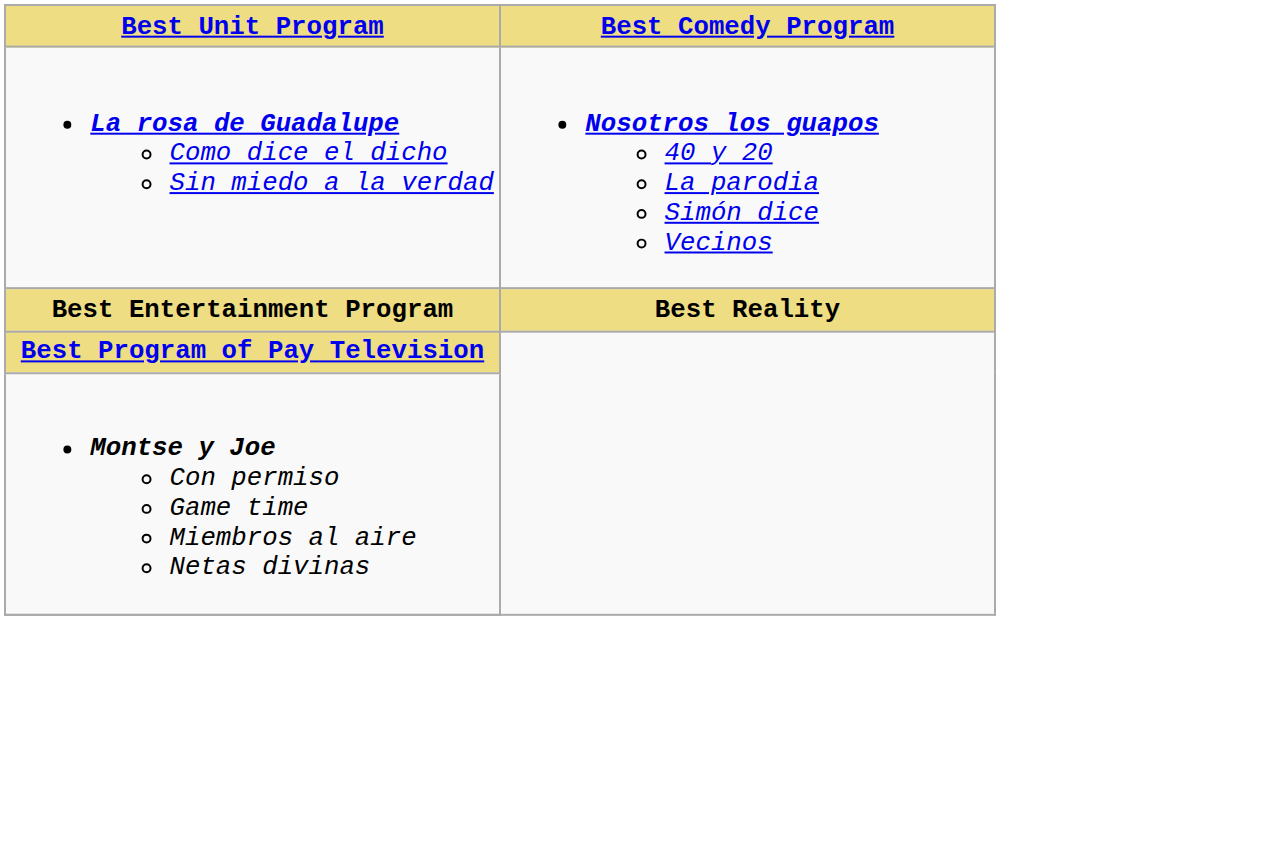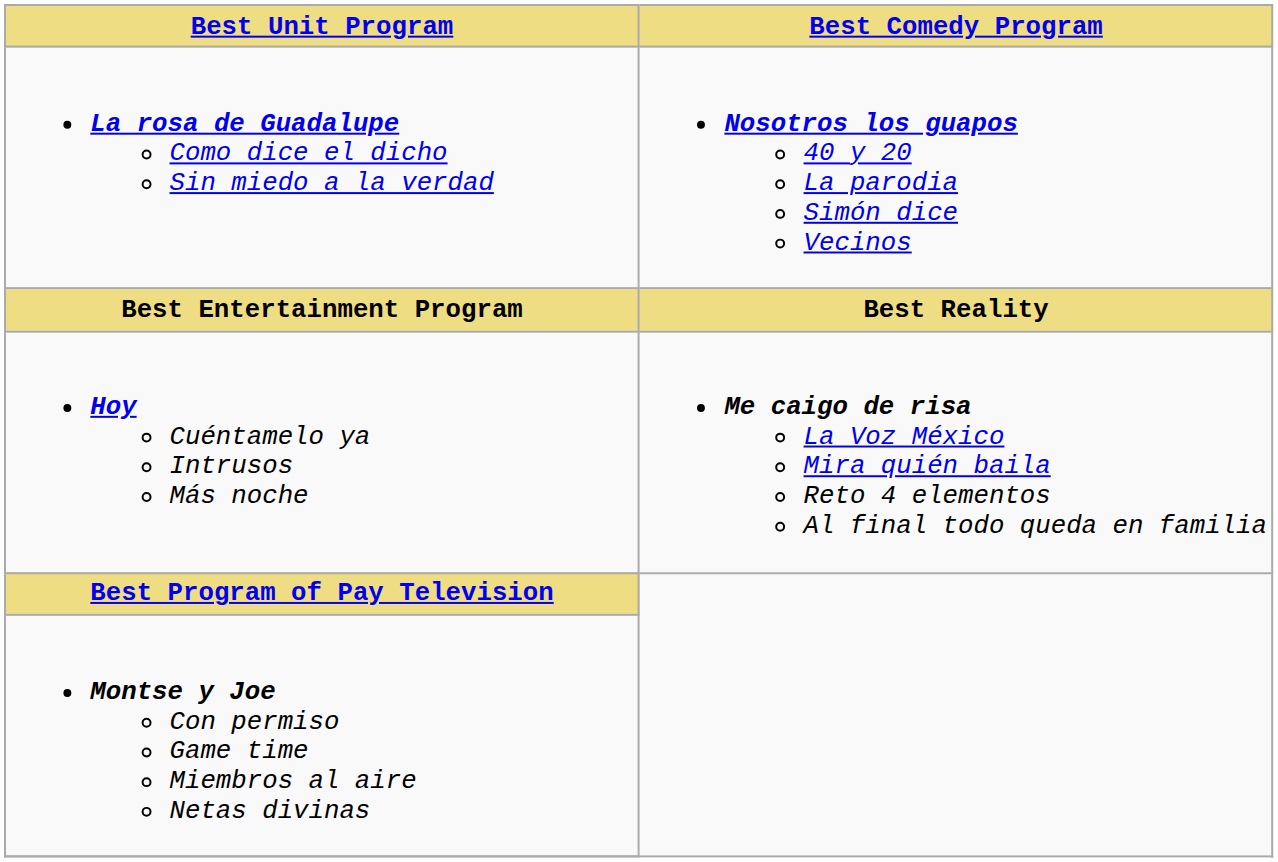+ row: (322, 452)
